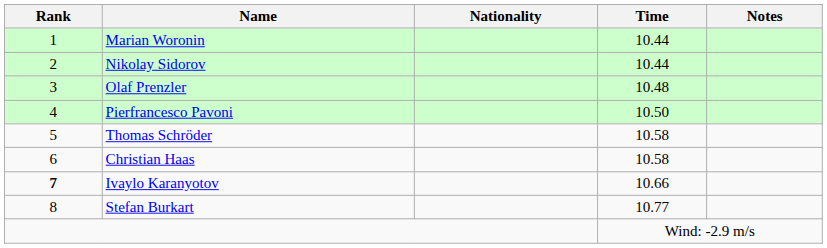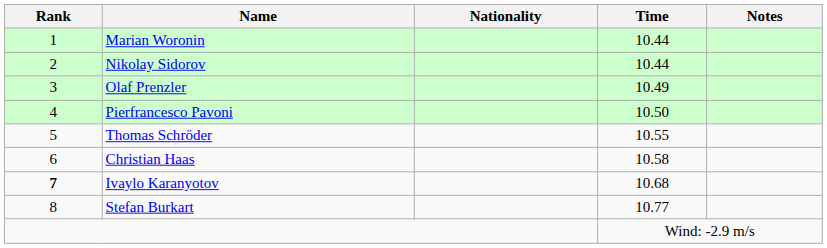(652, 87) 10.48 -> (652, 87) 10.49
(652, 135) 10.58 -> (652, 135) 10.55
(652, 183) 10.66 -> (652, 183) 10.68
